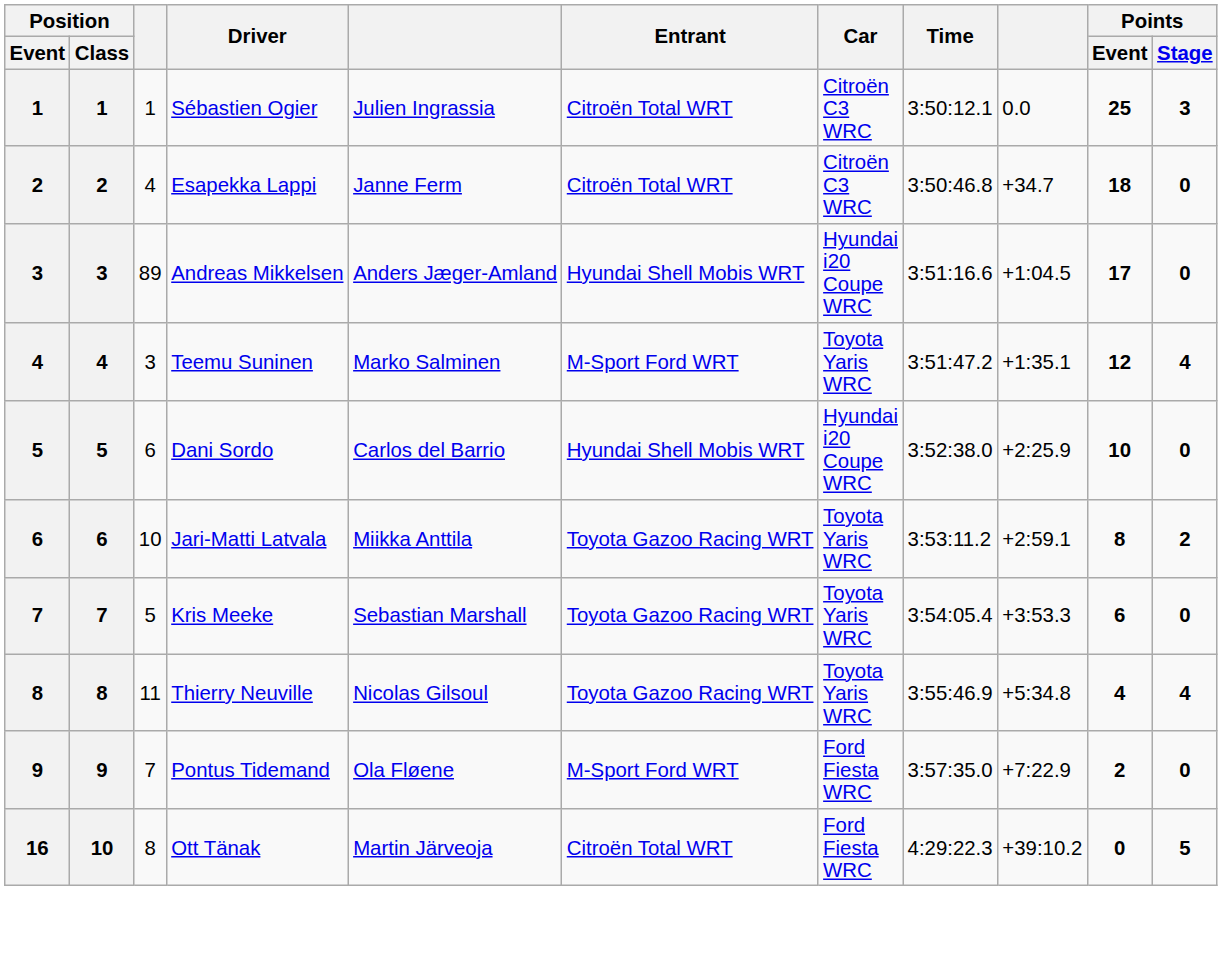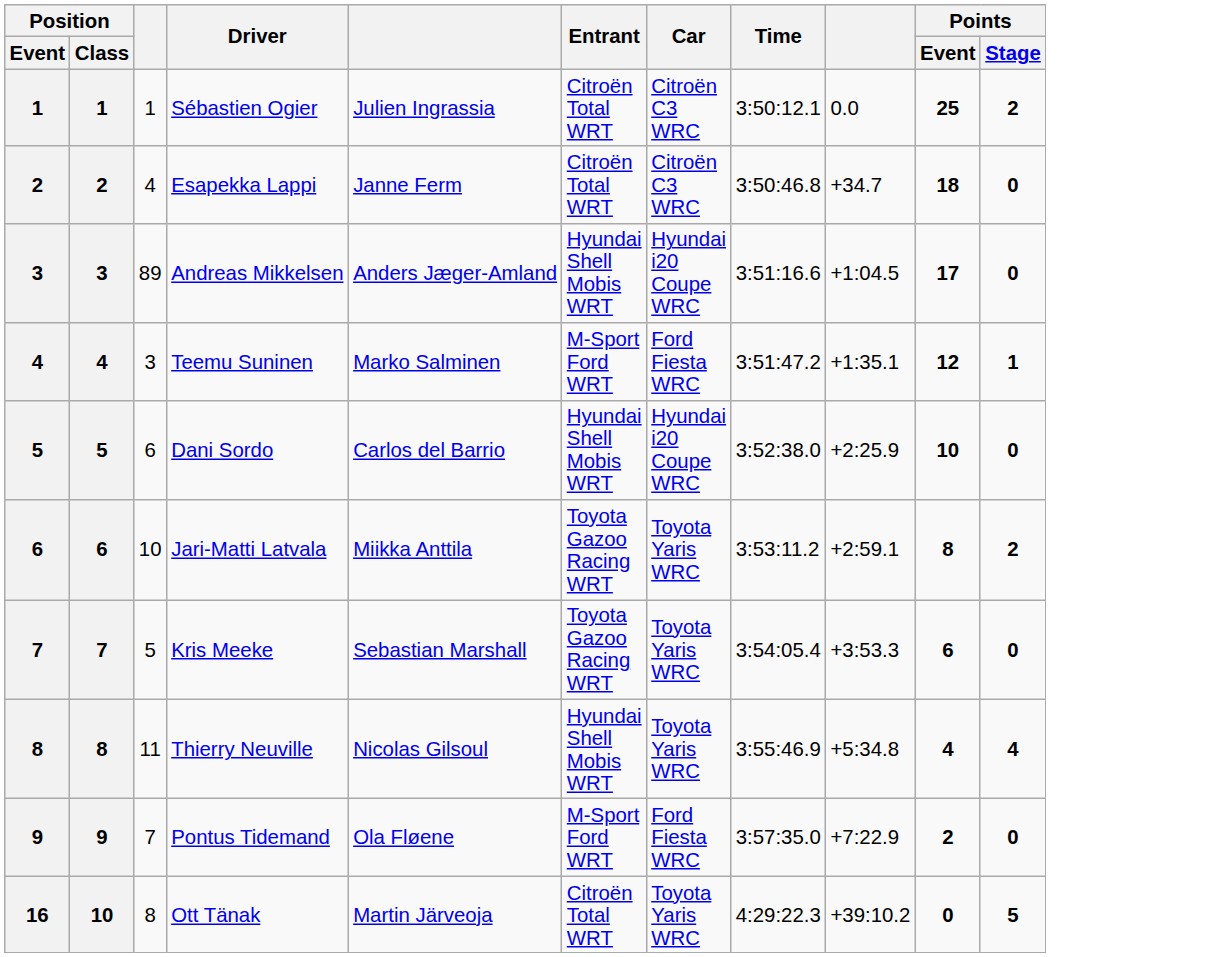(1185, 107) 3 -> (1013, 107) 2
(853, 361) Toyota Yaris WRC -> (679, 361) Ford Fiesta WRC
(1185, 361) 4 -> (1013, 361) 1
(690, 692) Toyota Gazoo Racing WRT -> (604, 749) Hyundai Shell Mobis WRT
(851, 847) Ford Fiesta WRC -> (681, 914) Toyota Yaris WRC
